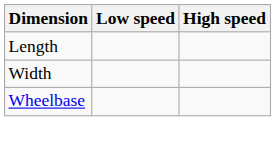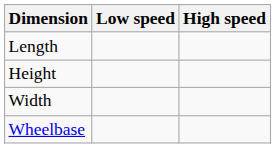+ row: (32, 73)
